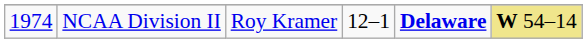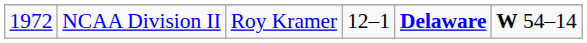(31, 21) 1974 -> (31, 21) 1972
(537, 21) khaki background -> (537, 21) no background
